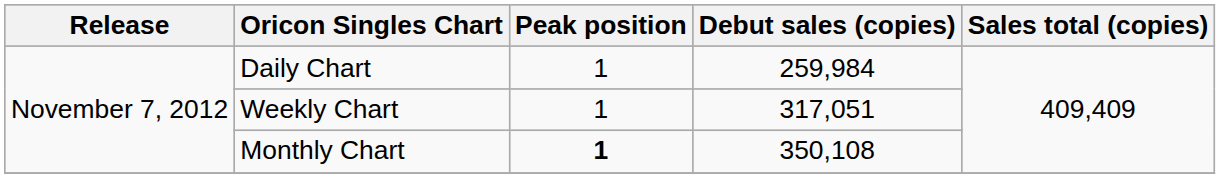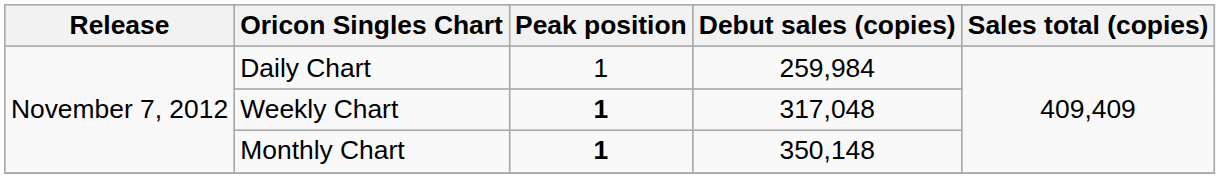(601, 109) normal -> (601, 109) bold
(827, 109) 317,051 -> (827, 109) 317,048
(827, 151) 350,108 -> (827, 151) 350,148
